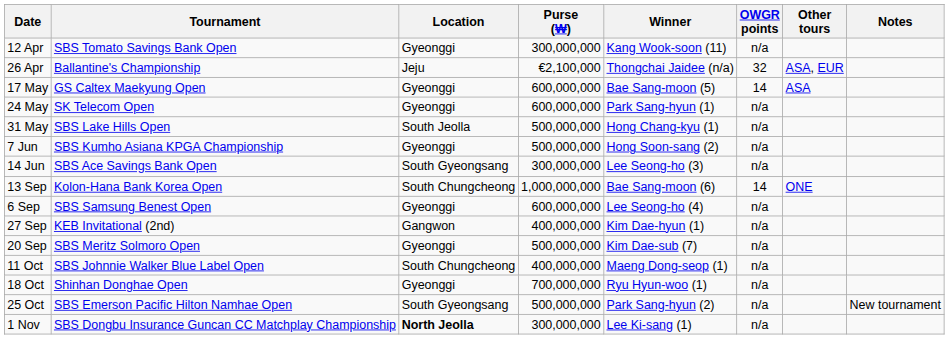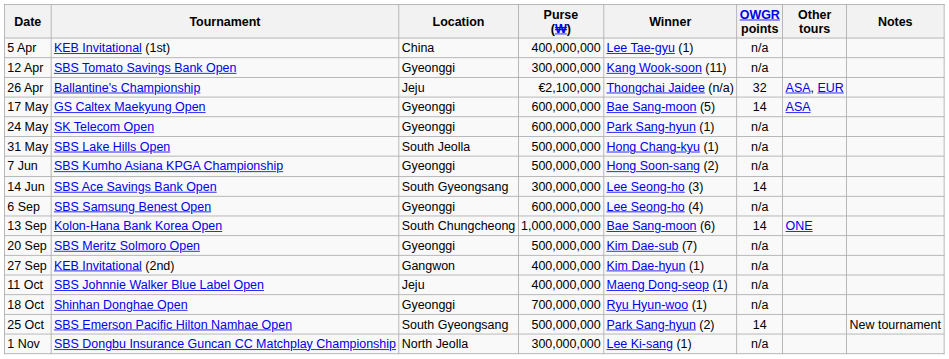+ row: (22, 48)
(760, 167) n/a -> (760, 186) 14
rows swapped: (24, 206) <-> (27, 186)
rows swapped: (27, 245) <-> (27, 226)
(458, 265) South Chungcheong -> (413, 285) Jeju
(760, 305) n/a -> (760, 324) 14
(438, 324) bold -> (435, 344) normal
